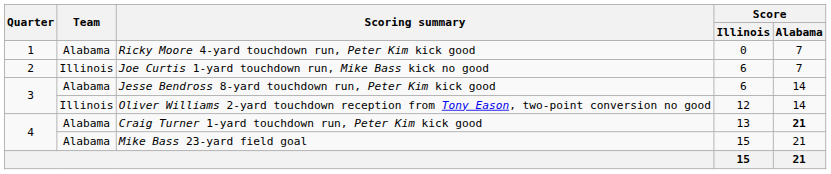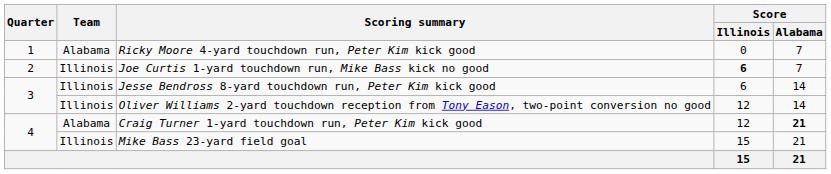(743, 68) normal -> (743, 68) bold
(86, 86) Alabama -> (86, 86) Illinois
(743, 123) 13 -> (743, 123) 12
(86, 141) Alabama -> (86, 141) Illinois
